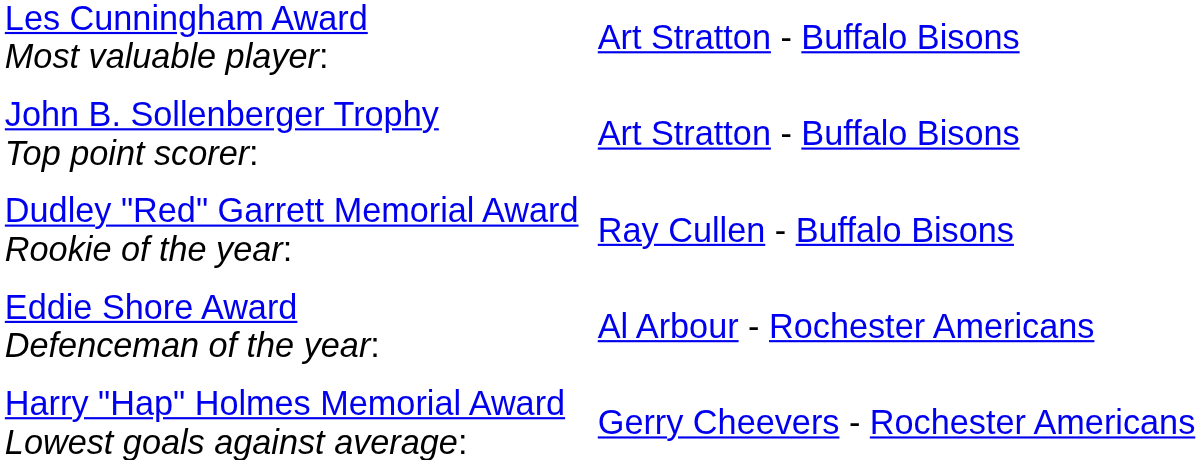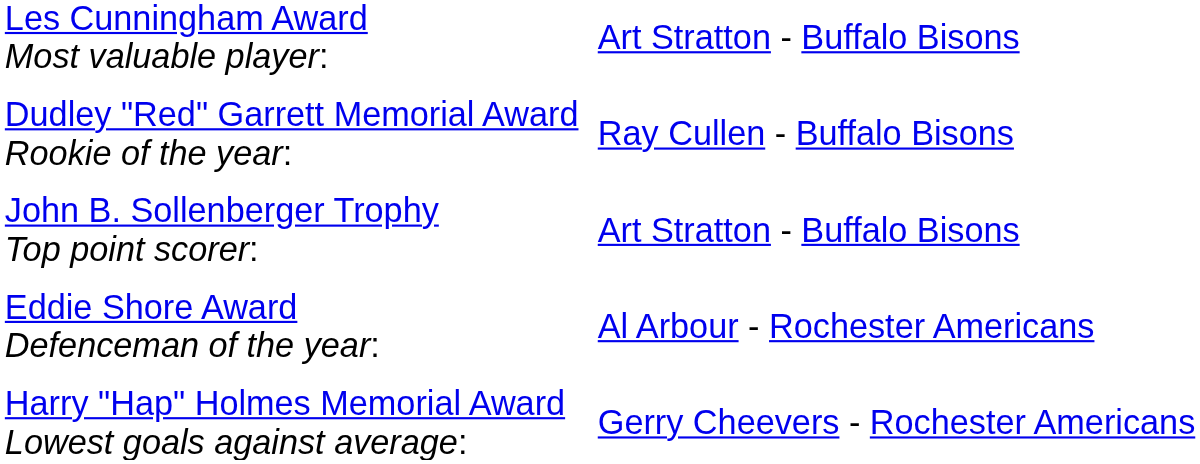rows swapped: (222, 134) <-> (292, 230)
